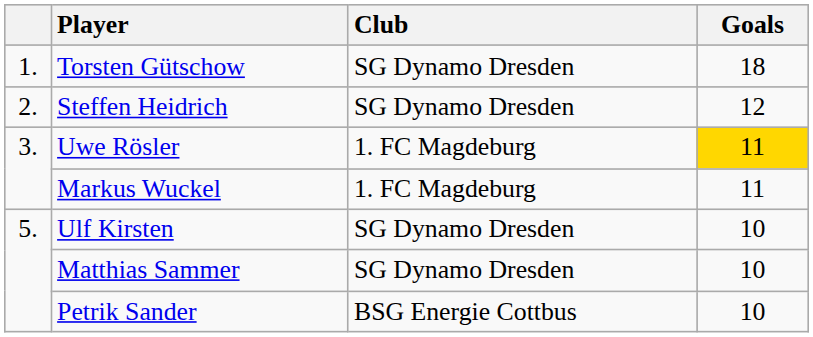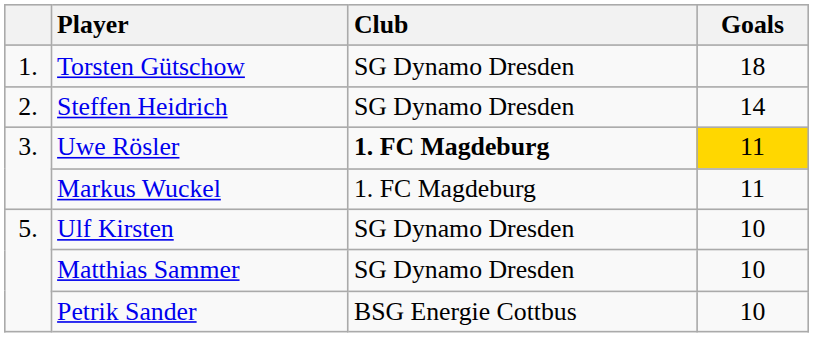(753, 106) 12 -> (753, 106) 14
(445, 147) normal -> (452, 147) bold
